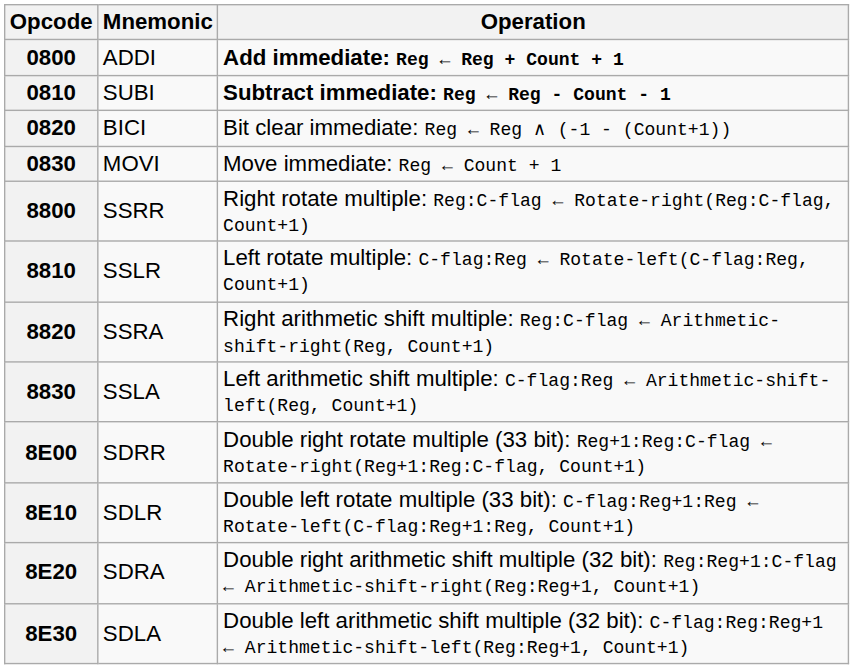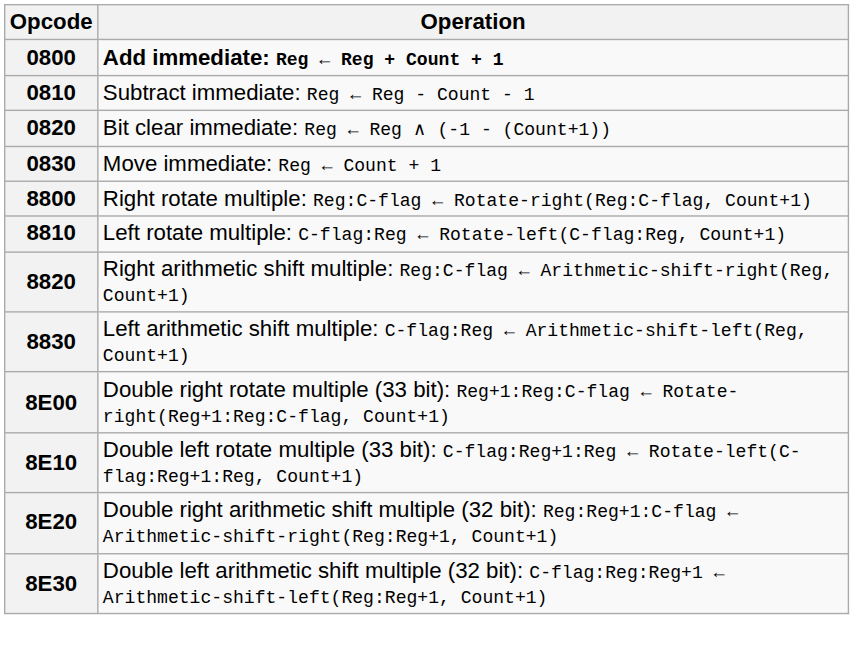- column: (158, 22)
(447, 93) bold -> (319, 93) normal
